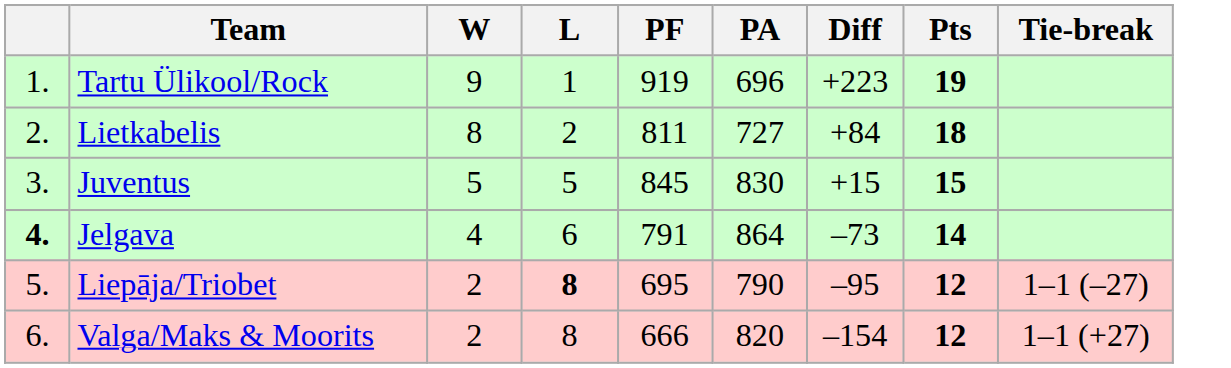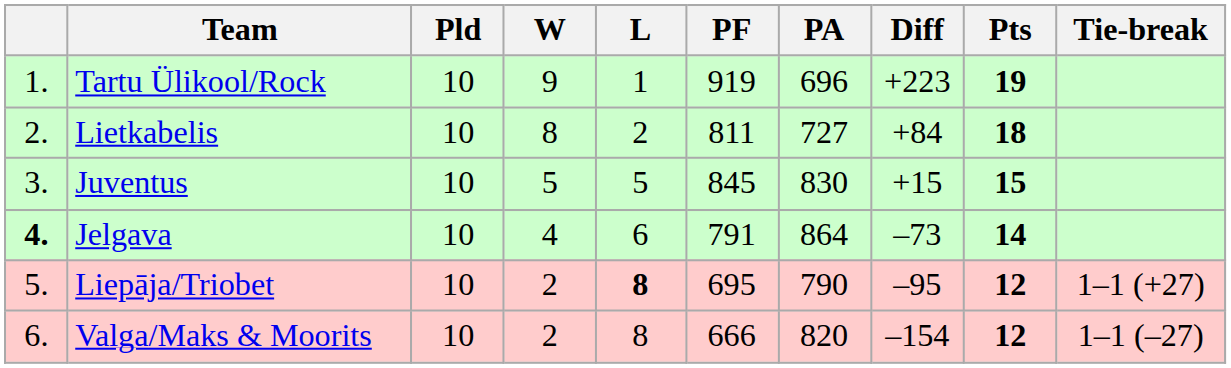+ column: (458, 30)
(1086, 285) 1–1 (–27) -> (1141, 285) 1–1 (+27)
(1086, 336) 1–1 (+27) -> (1141, 336) 1–1 (–27)
